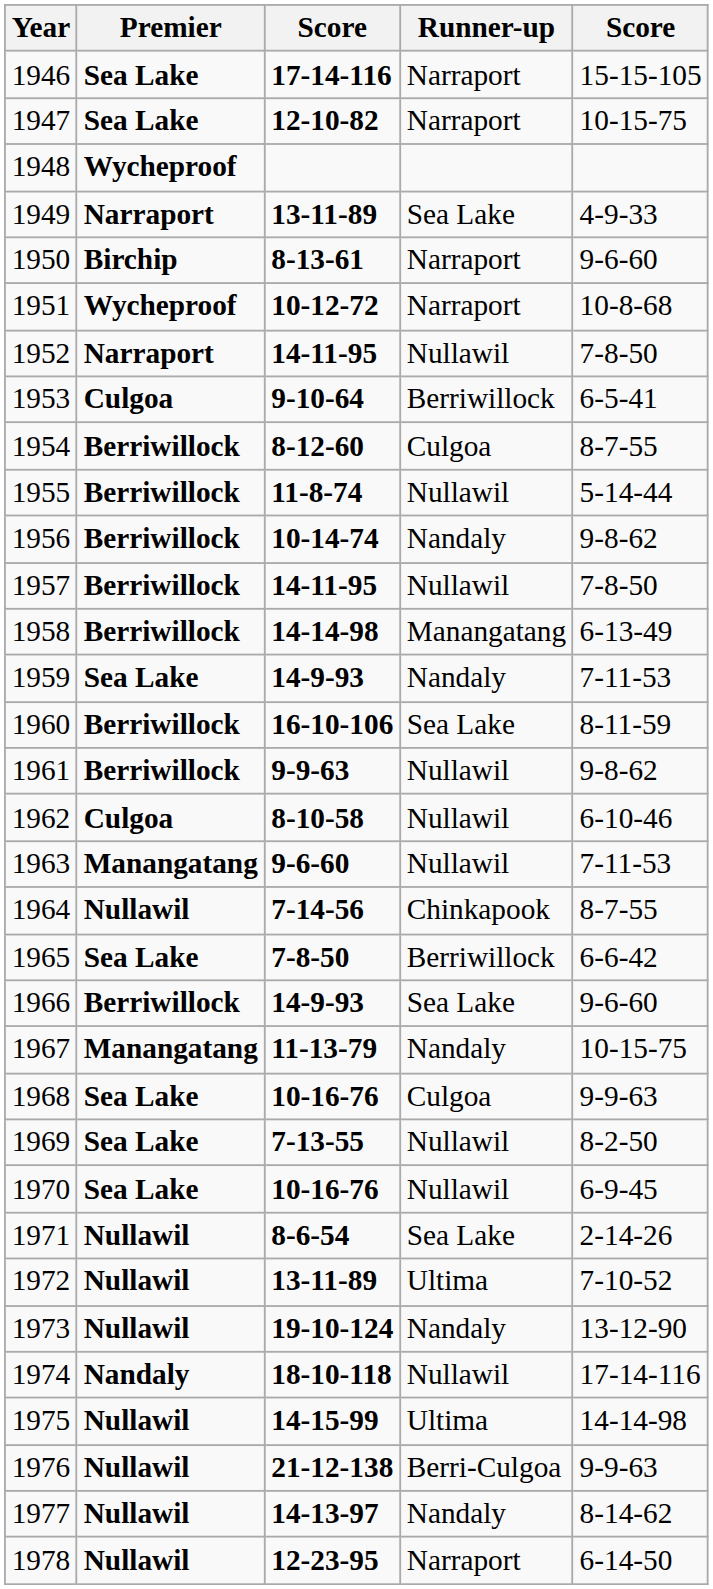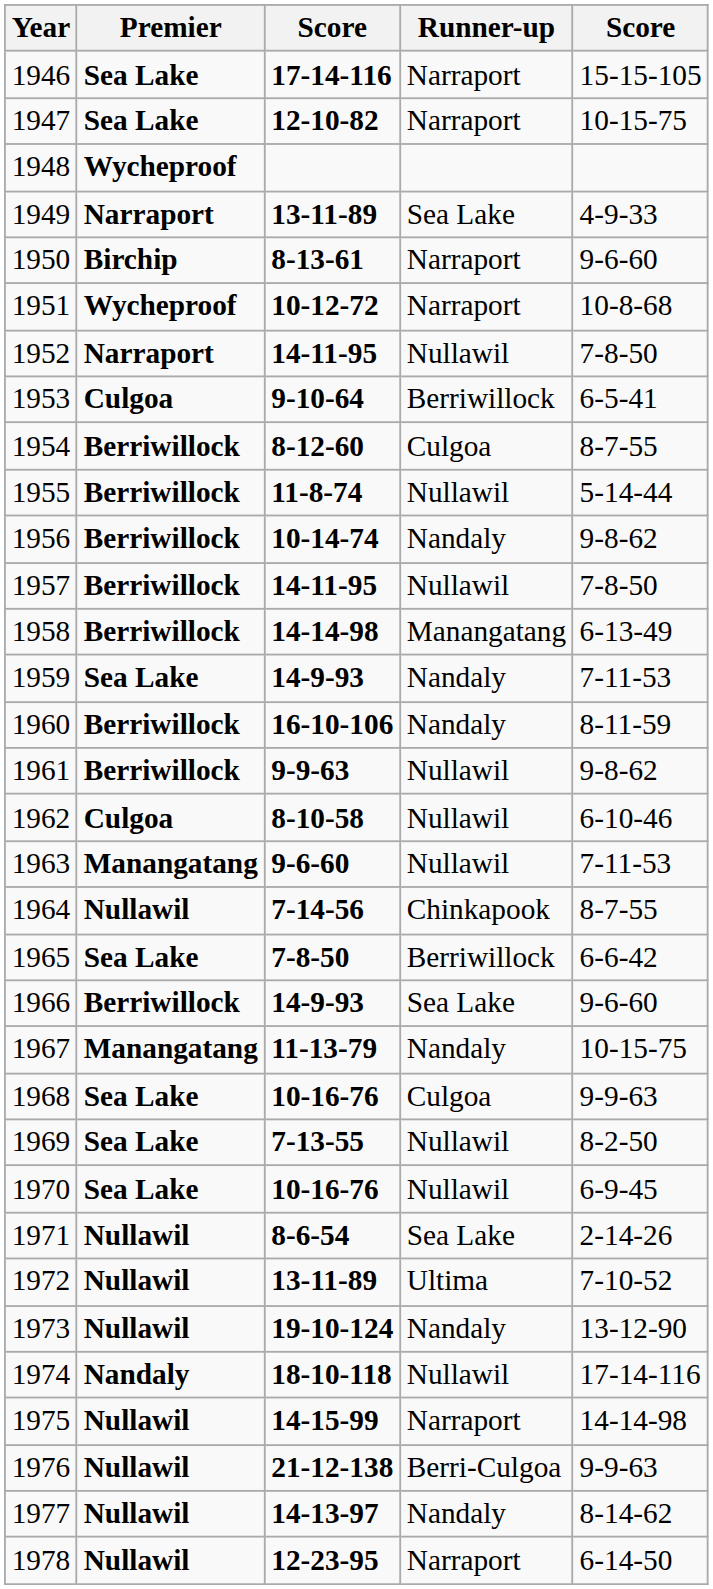(461, 724) Sea Lake -> (456, 724) Nandaly
(447, 1420) Ultima -> (464, 1420) Narraport
